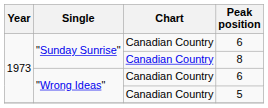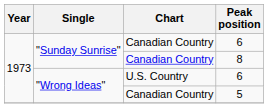(169, 77) Canadian Country -> (157, 77) U.S. Country
